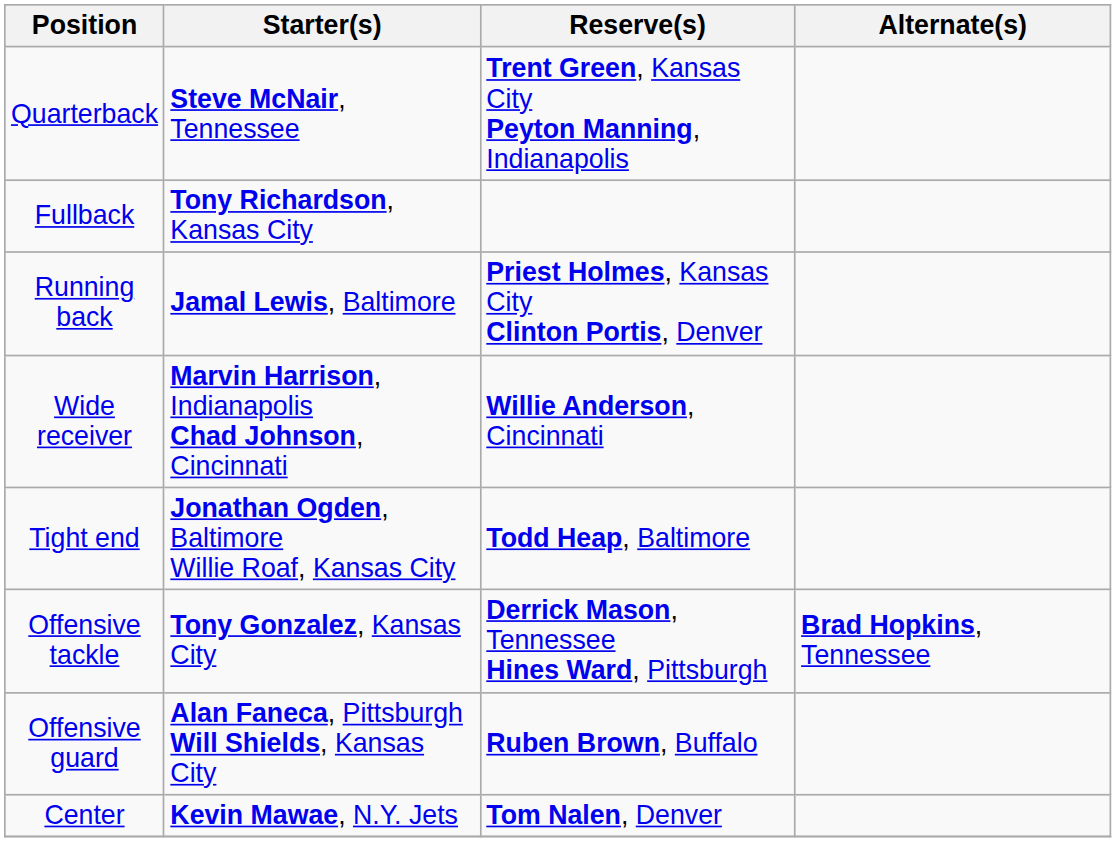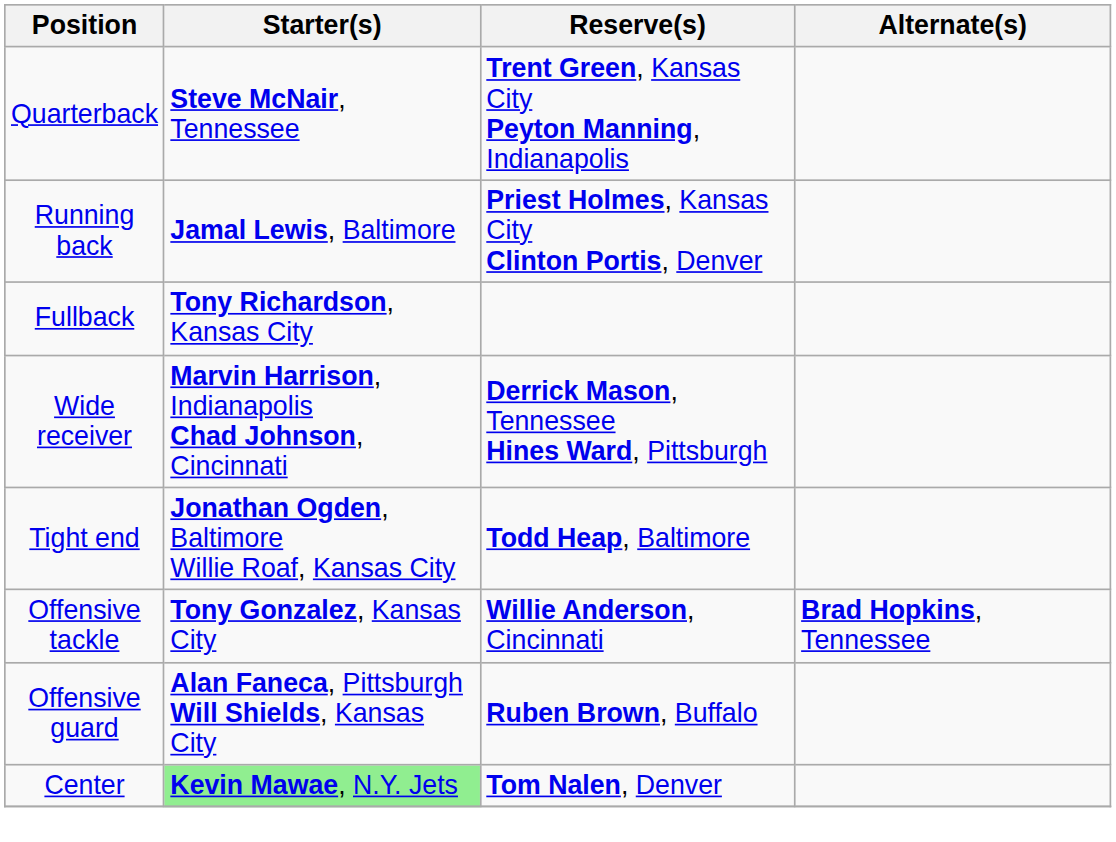rows swapped: (85, 303) <-> (85, 215)
(590, 420) Willie Anderson, Cincinnati -> (627, 420) Derrick Mason, Tennessee Hines Ward, Pittsburgh
(627, 640) Derrick Mason, Tennessee Hines Ward, Pittsburgh -> (590, 625) Willie Anderson, Cincinnati
(314, 815) no background -> (314, 785) lightgreen background
